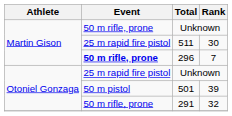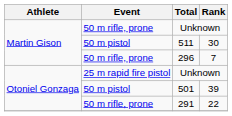(127, 43) 25 m rapid fire pistol -> (107, 43) 50 m pistol
(121, 58) bold -> (118, 58) normal
(213, 104) 32 -> (213, 104) 22
